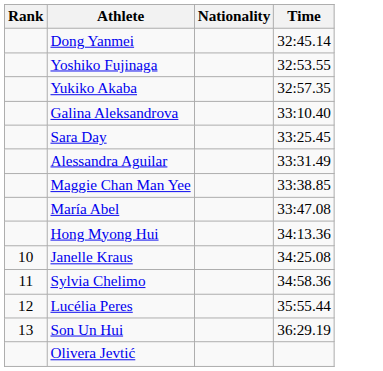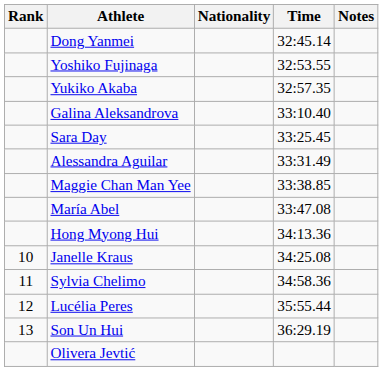+ column: (356, 16)
